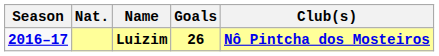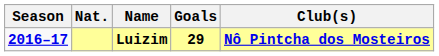(196, 40) 26 -> (196, 40) 29
